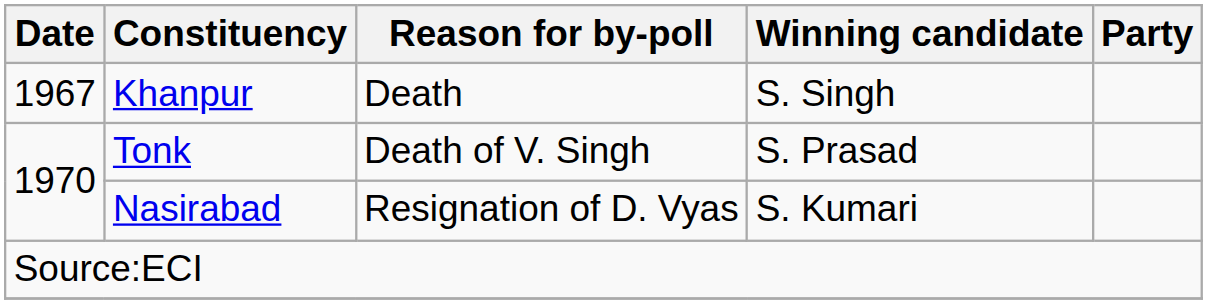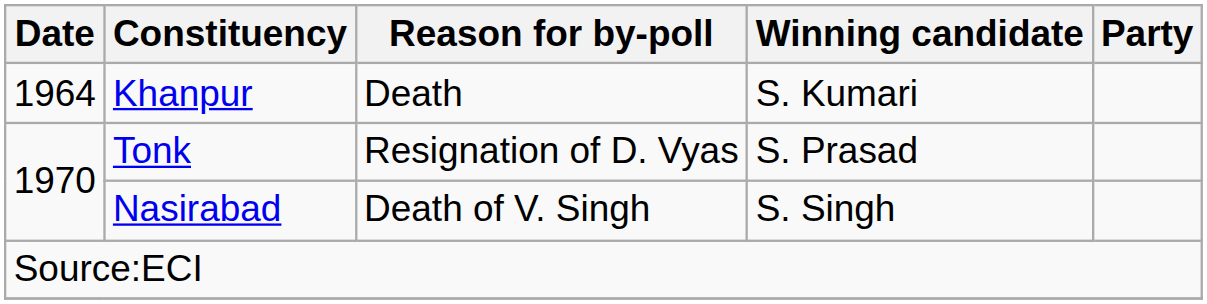(55, 92) 1967 -> (55, 92) 1964
(826, 92) S. Singh -> (837, 92) S. Kumari
(507, 151) Death of V. Singh -> (551, 151) Resignation of D. Vyas
(551, 209) Resignation of D. Vyas -> (507, 209) Death of V. Singh
(837, 209) S. Kumari -> (826, 209) S. Singh
